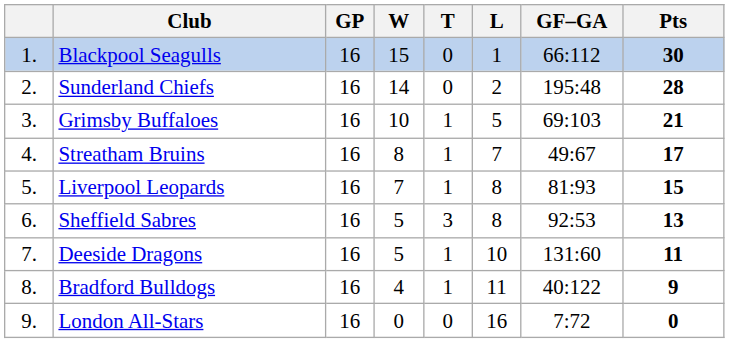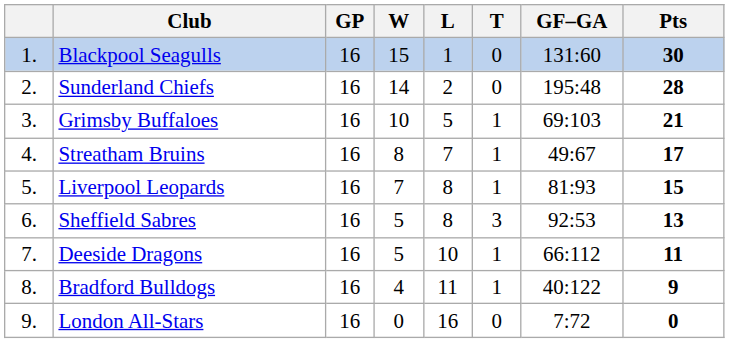columns swapped: (448, 21) <-> (497, 21)
(572, 54) 66:112 -> (572, 54) 131:60
(572, 253) 131:60 -> (572, 253) 66:112
